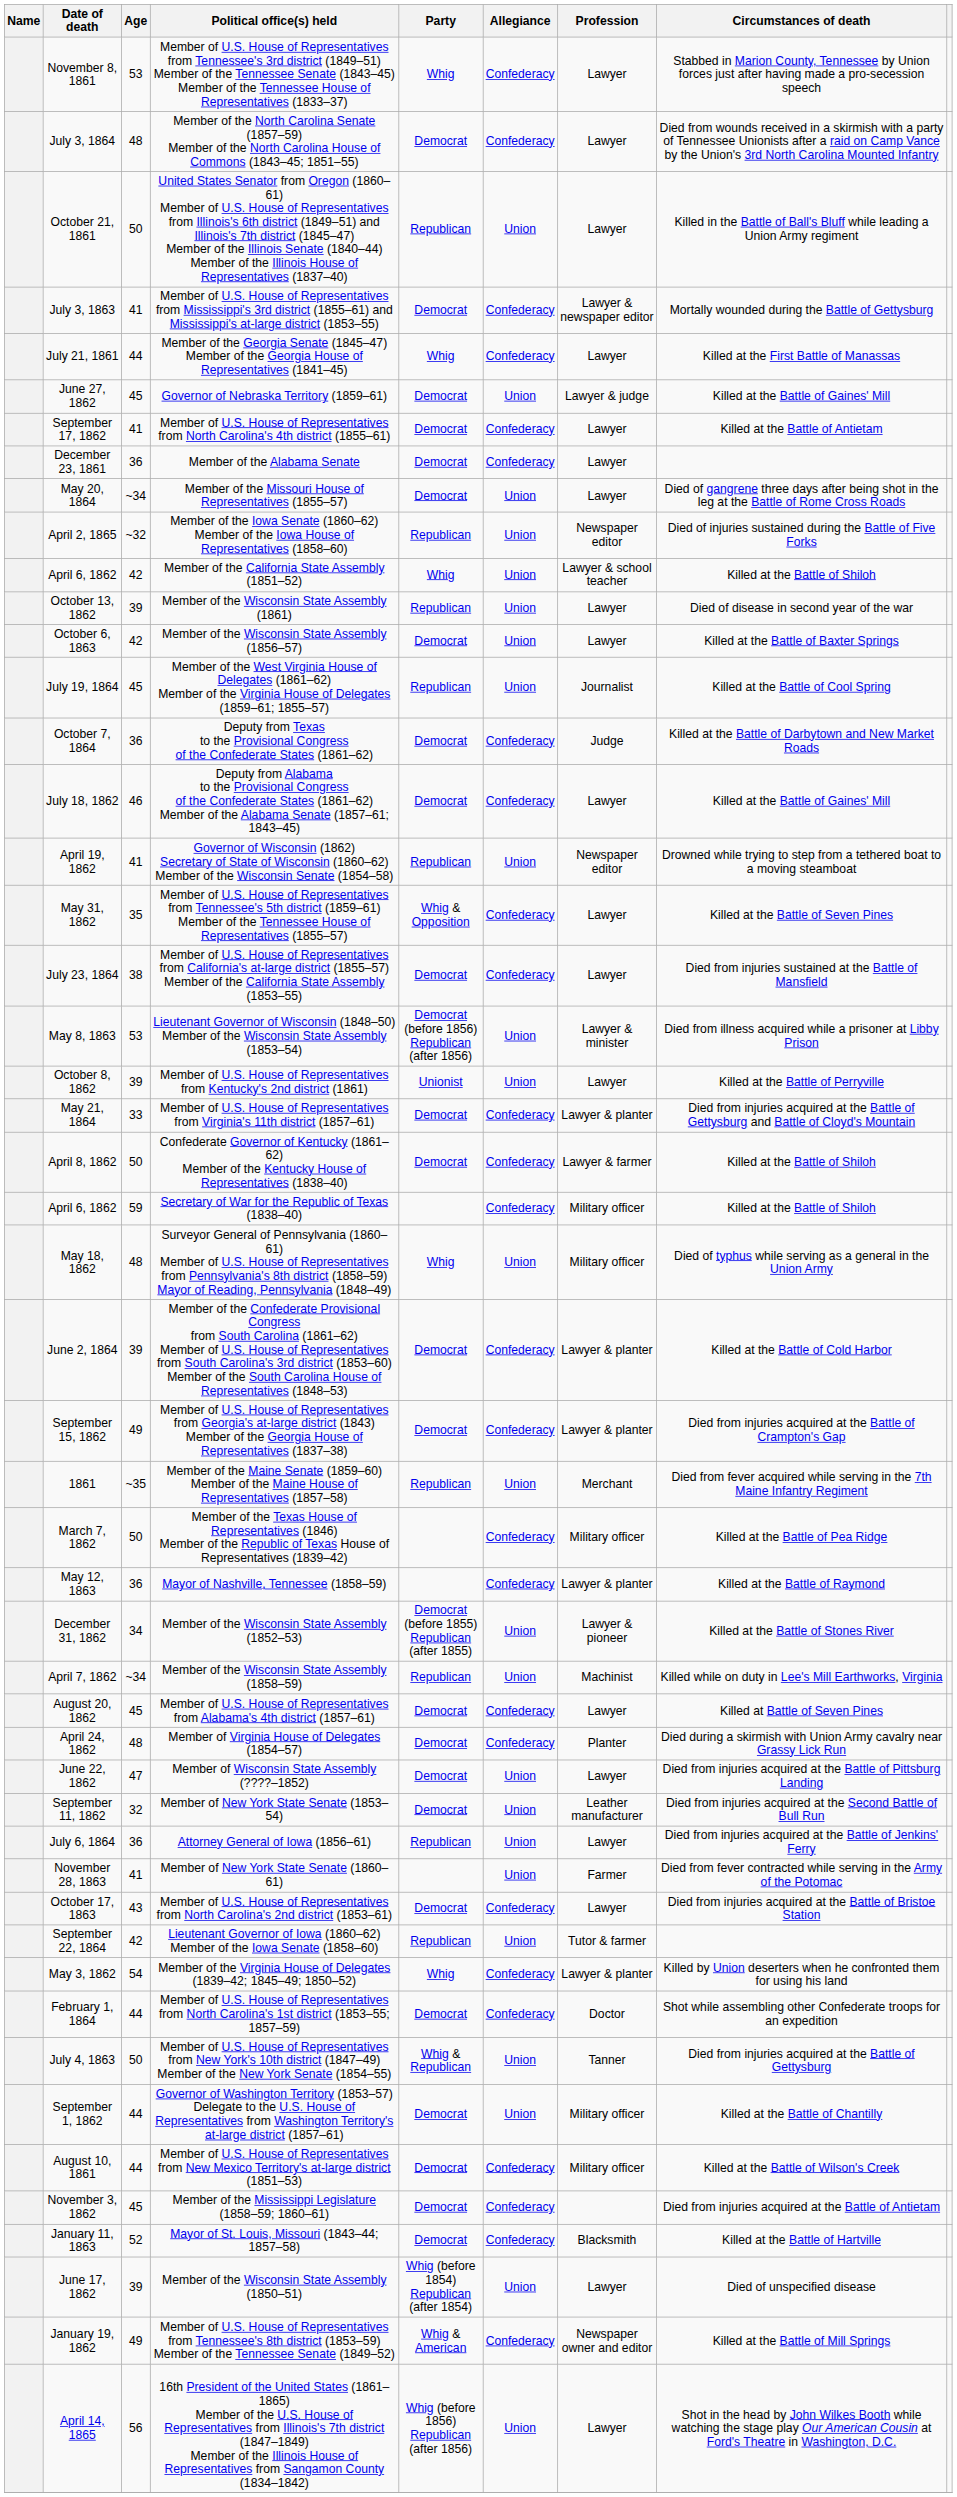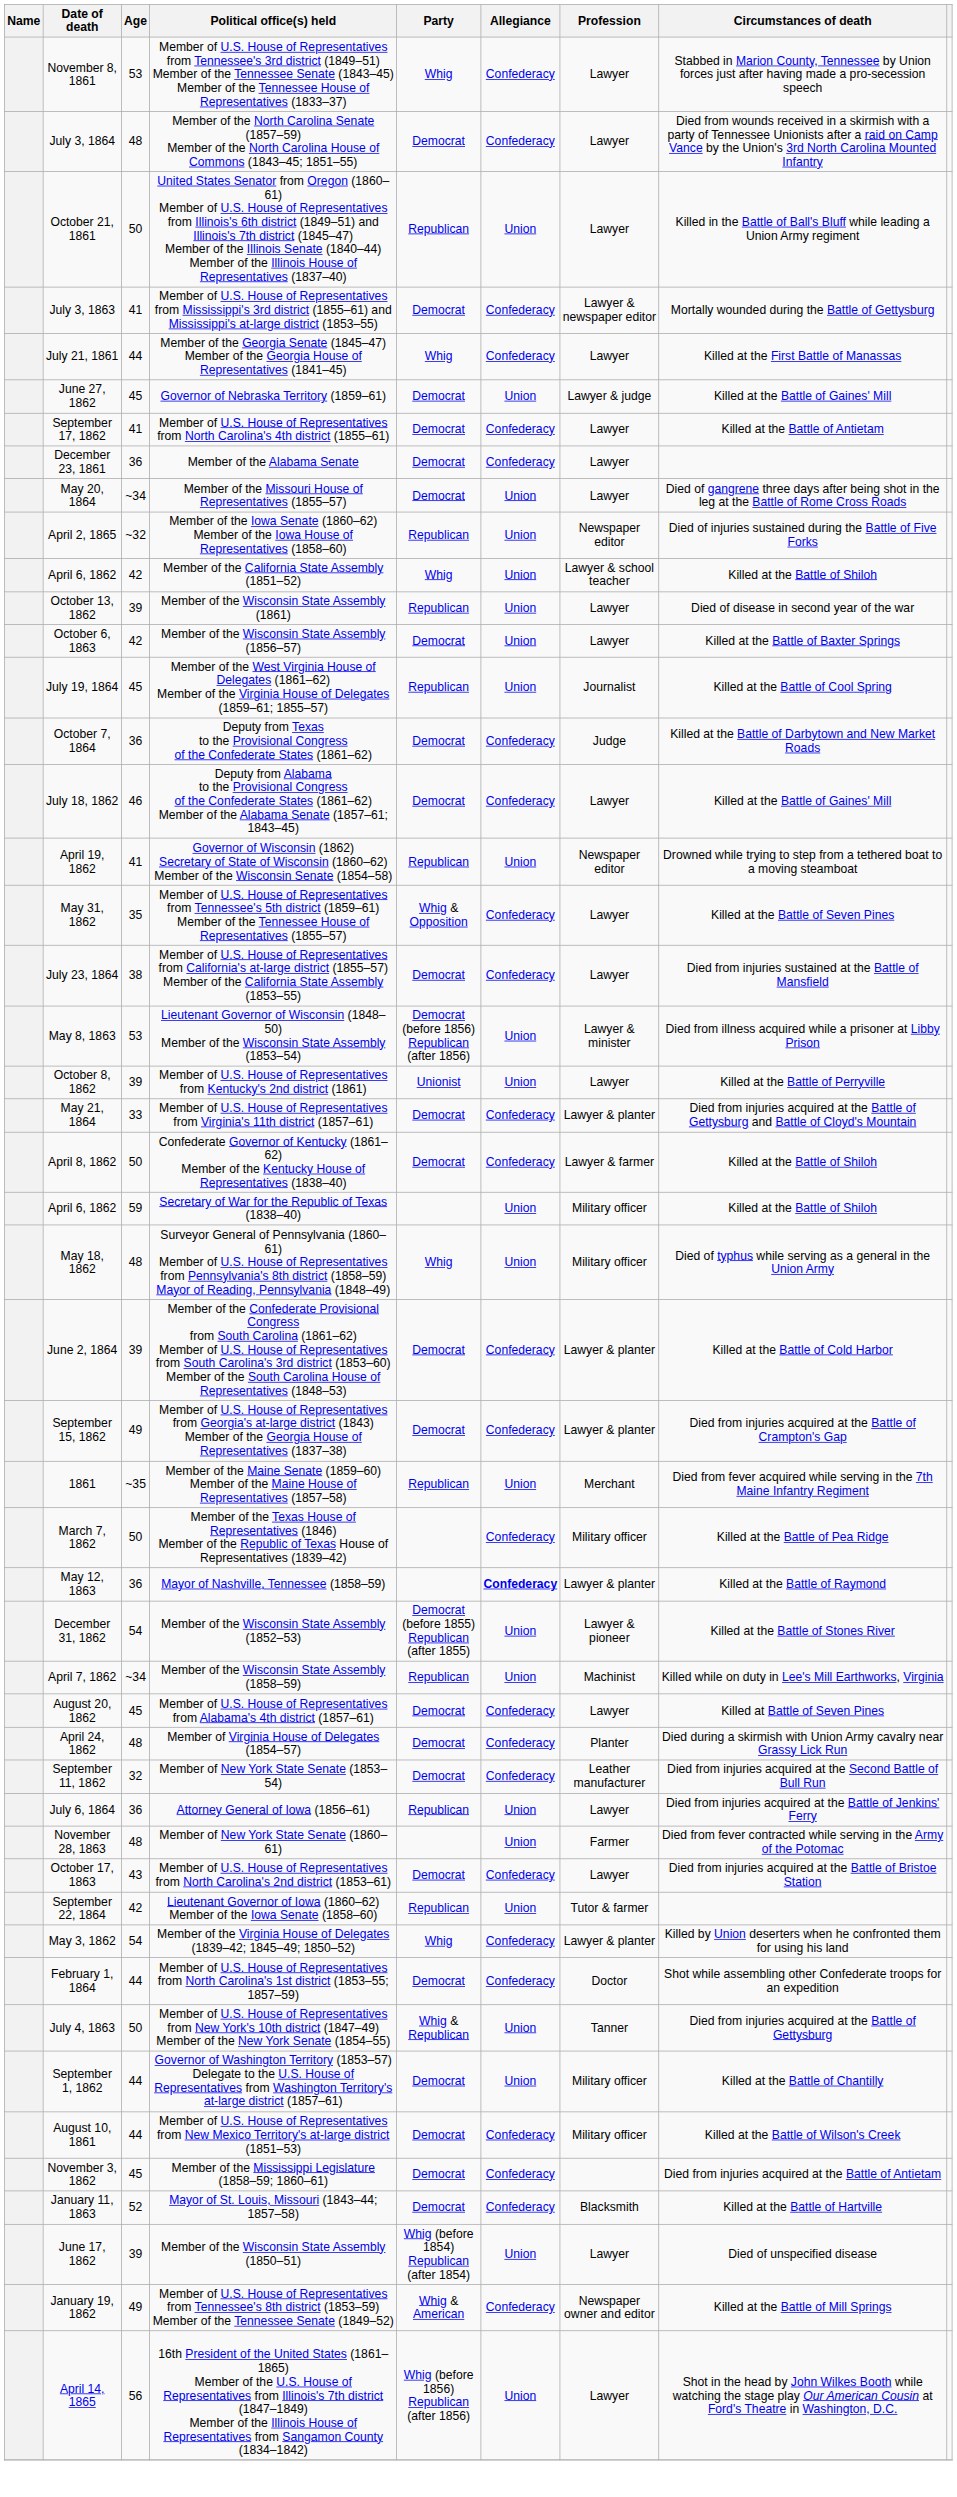(520, 1208) Confederacy -> (520, 1208) Union
(520, 1584) normal -> (520, 1584) bold
(136, 1631) 34 -> (136, 1631) 54
- row: (274, 1776)
(520, 1809) Union -> (520, 1776) Confederacy
(136, 1875) 41 -> (136, 1842) 48
